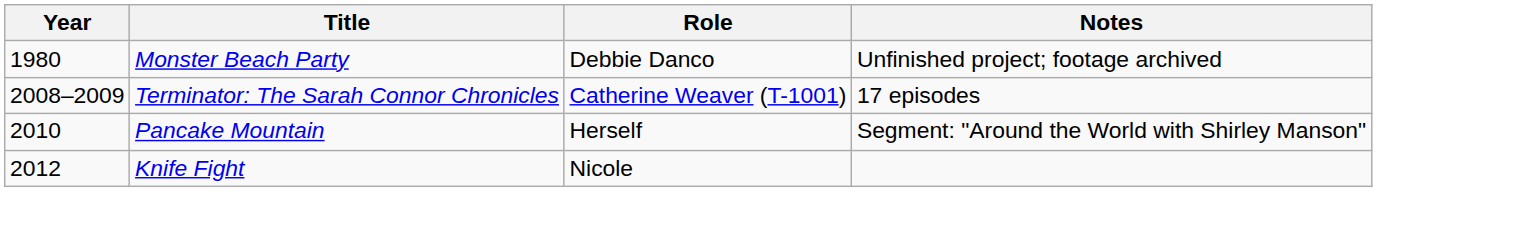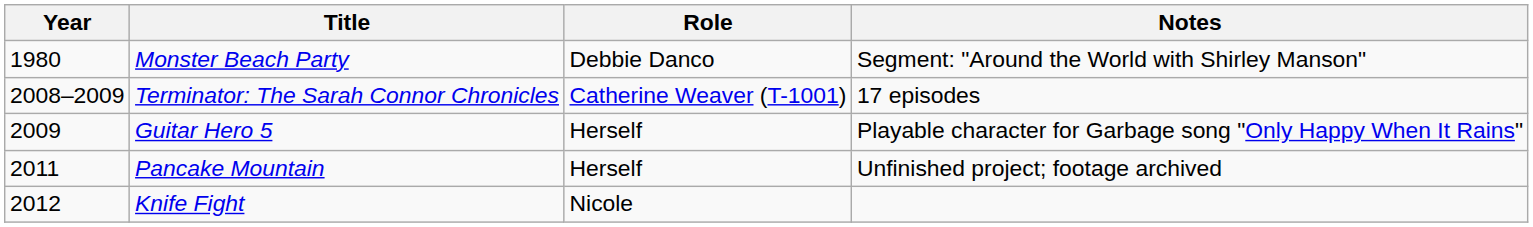(1039, 58) Unfinished project; footage archived -> (1112, 58) Segment: "Around the World with Shirley Manson"
+ row: (204, 131)
(35, 131) 2010 -> (35, 167) 2011
(1112, 131) Segment: "Around the World with Shirley Manson" -> (1039, 167) Unfinished project; footage archived
